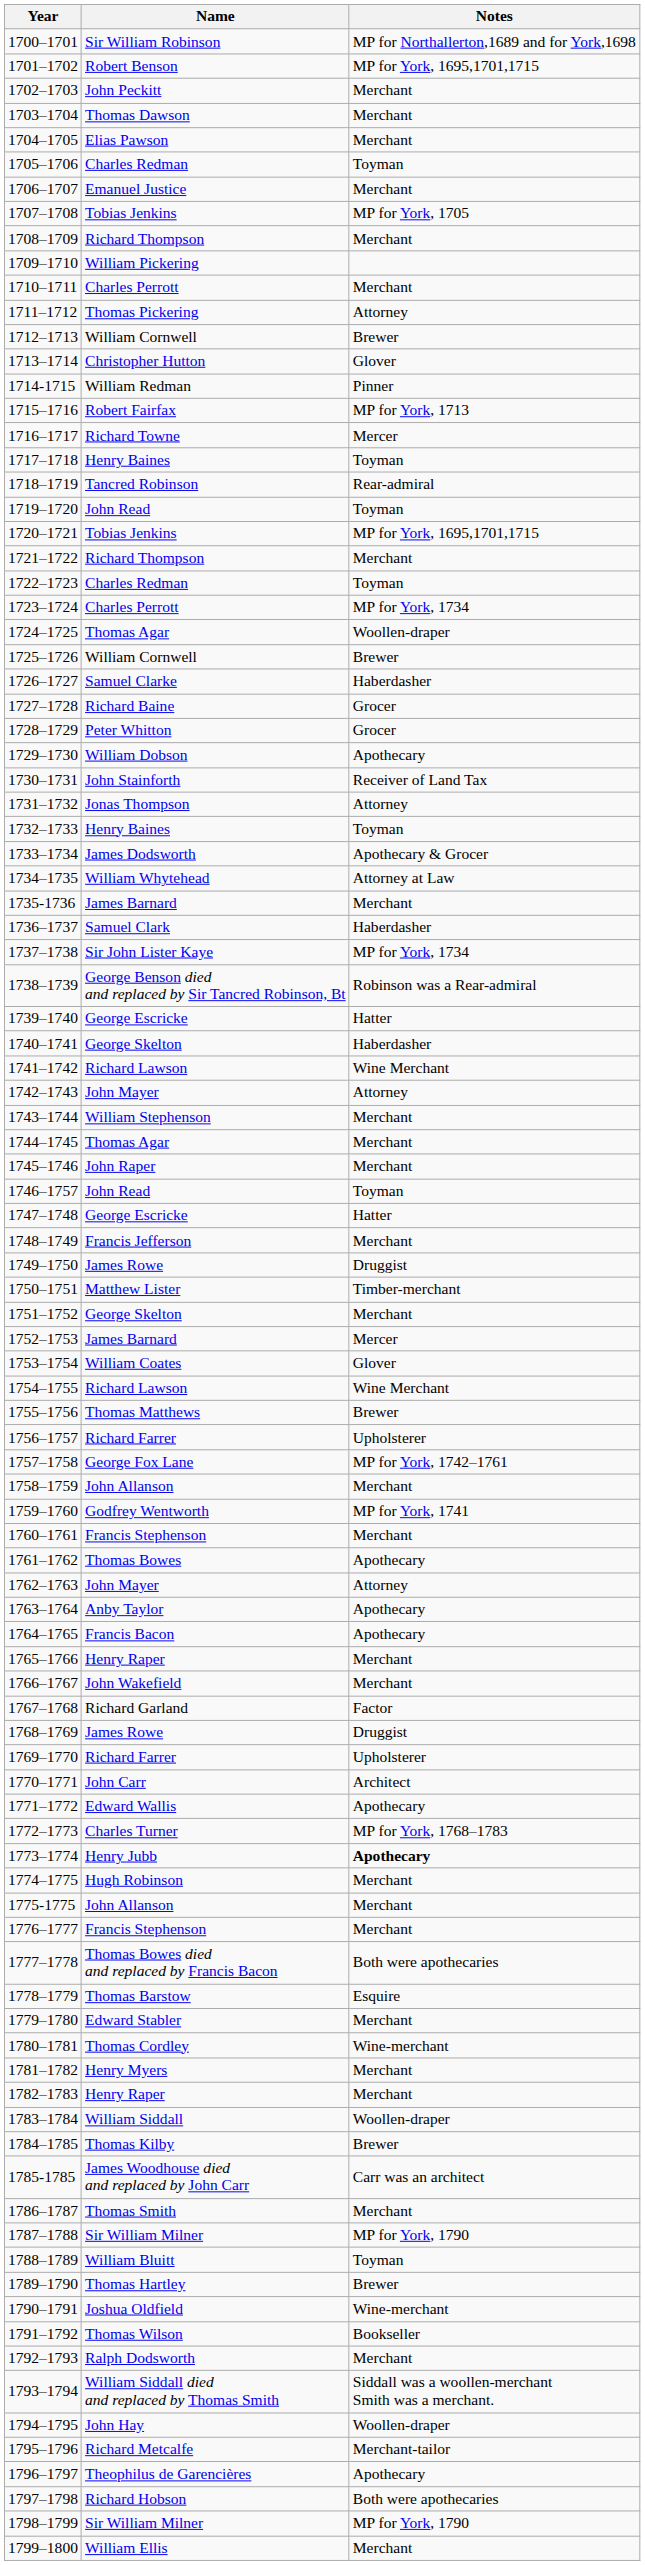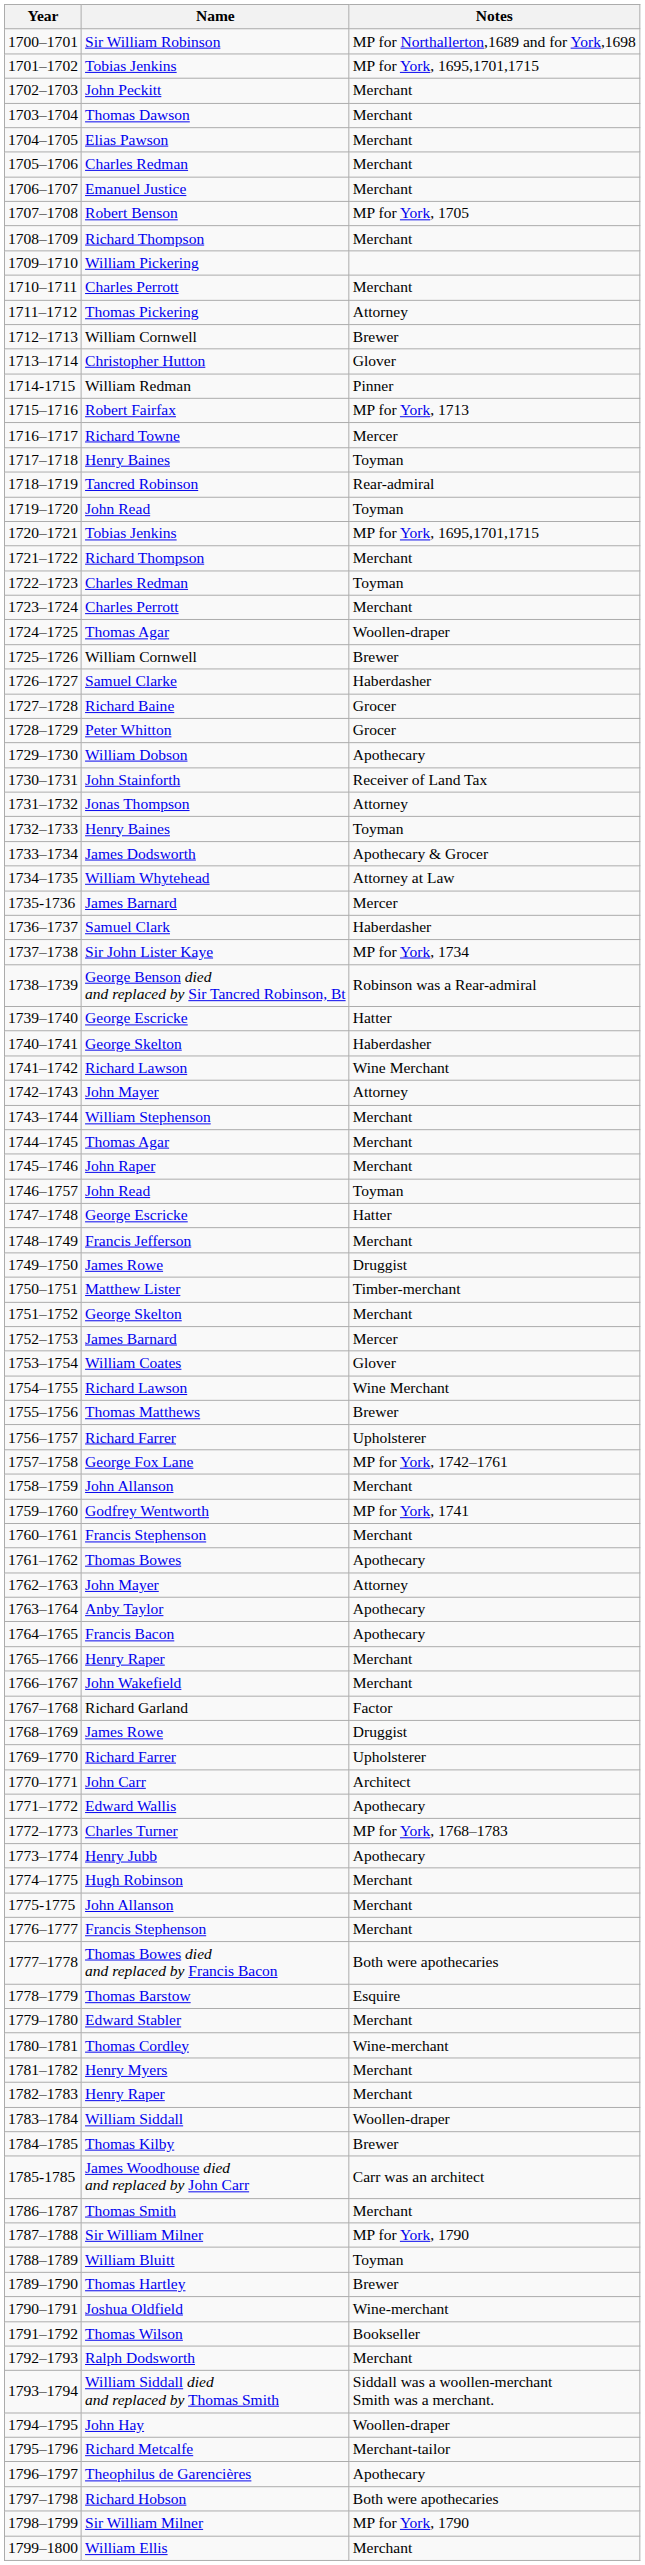(131, 66) Robert Benson -> (131, 66) Tobias Jenkins
(378, 164) Toyman -> (383, 164) Merchant
(131, 213) Tobias Jenkins -> (131, 213) Robert Benson
(411, 607) MP for York, 1734 -> (383, 607) Merchant
(383, 902) Merchant -> (375, 902) Mercer
(392, 1855) bold -> (389, 1855) normal
